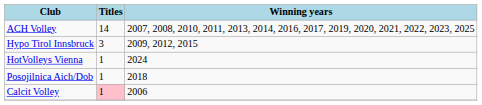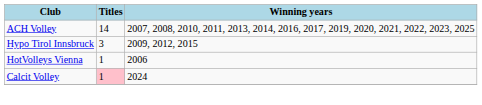(137, 60) 2024 -> (137, 60) 2006
- row: (50, 76)
(137, 92) 2006 -> (137, 76) 2024
